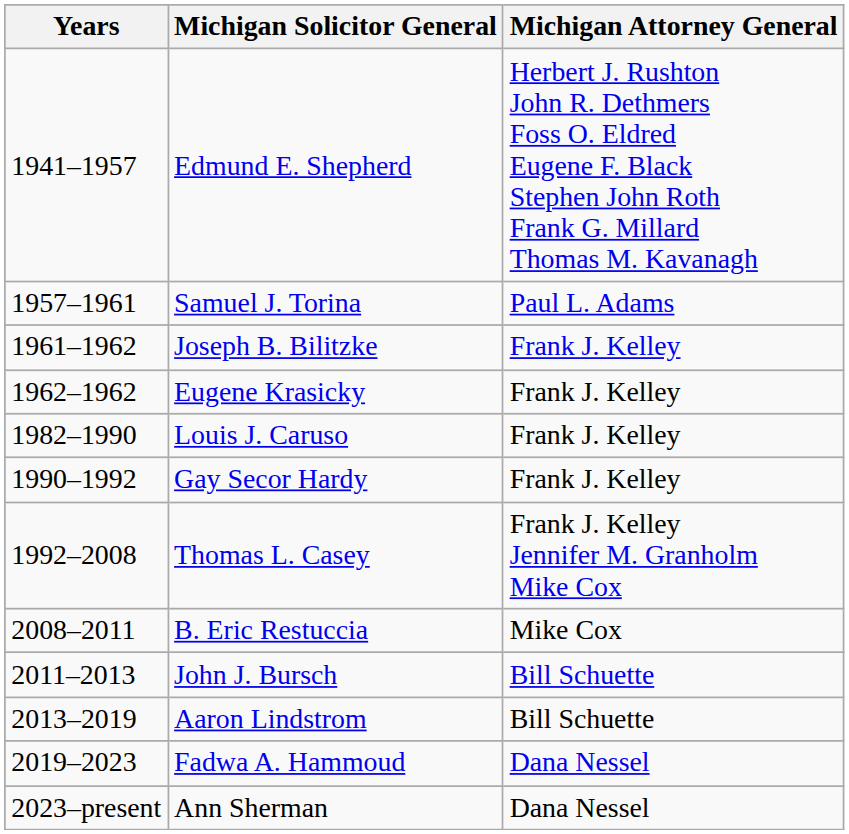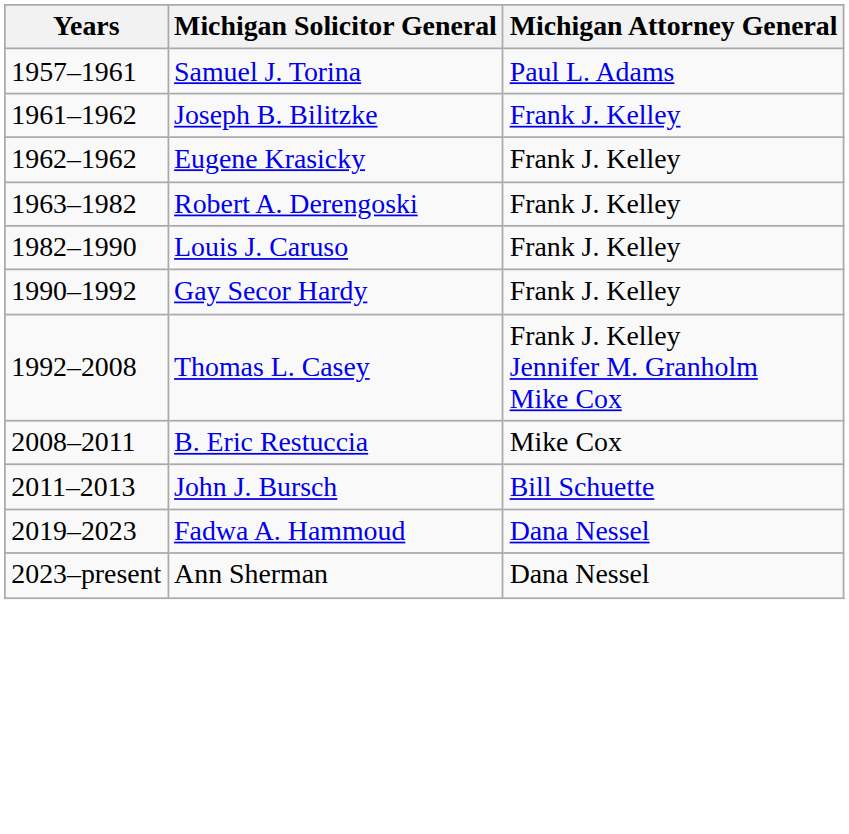- row: (293, 164)
+ row: (296, 203)
- row: (270, 718)
